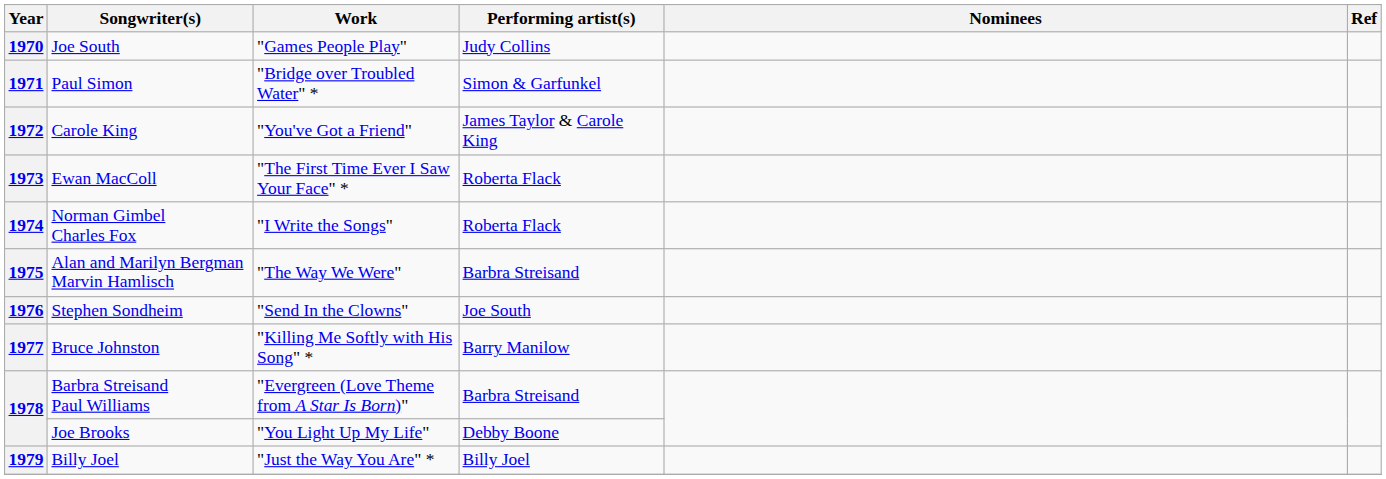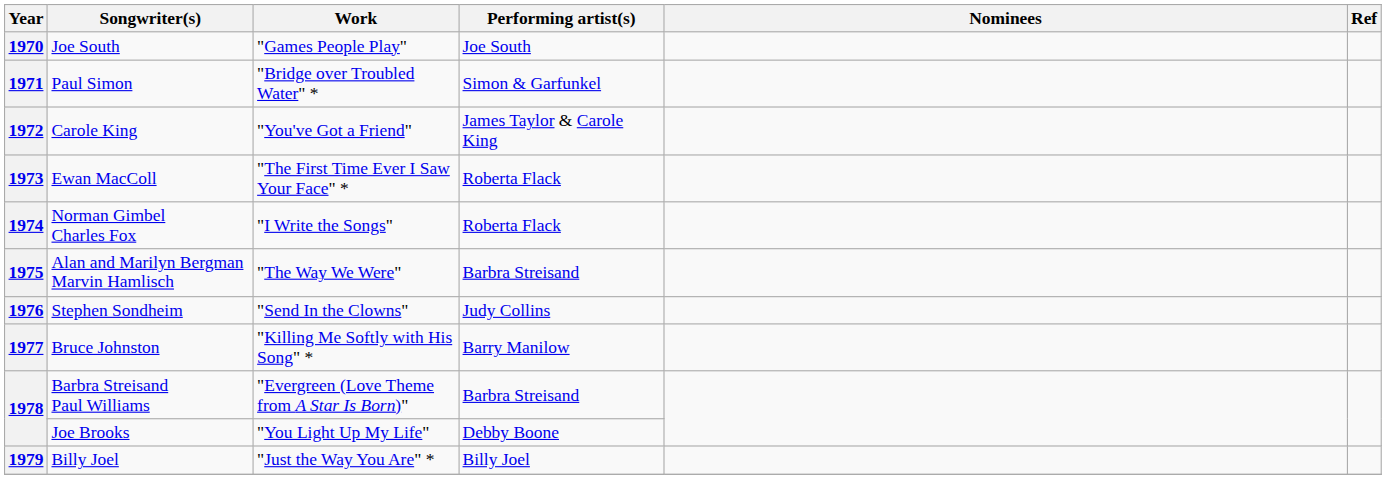(506, 45) Judy Collins -> (497, 45) Joe South
(497, 310) Joe South -> (506, 310) Judy Collins
